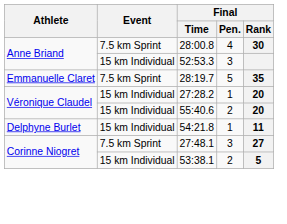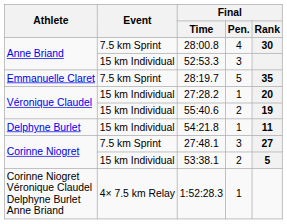(258, 111) 20 -> (267, 111) 19
+ row: (201, 194)
